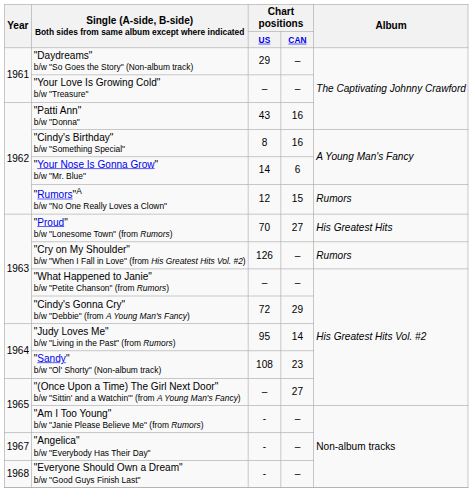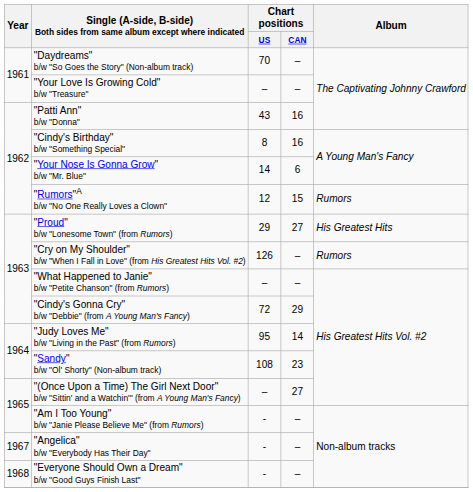(264, 61) 29 -> (264, 61) 70
(264, 228) 70 -> (264, 228) 29
